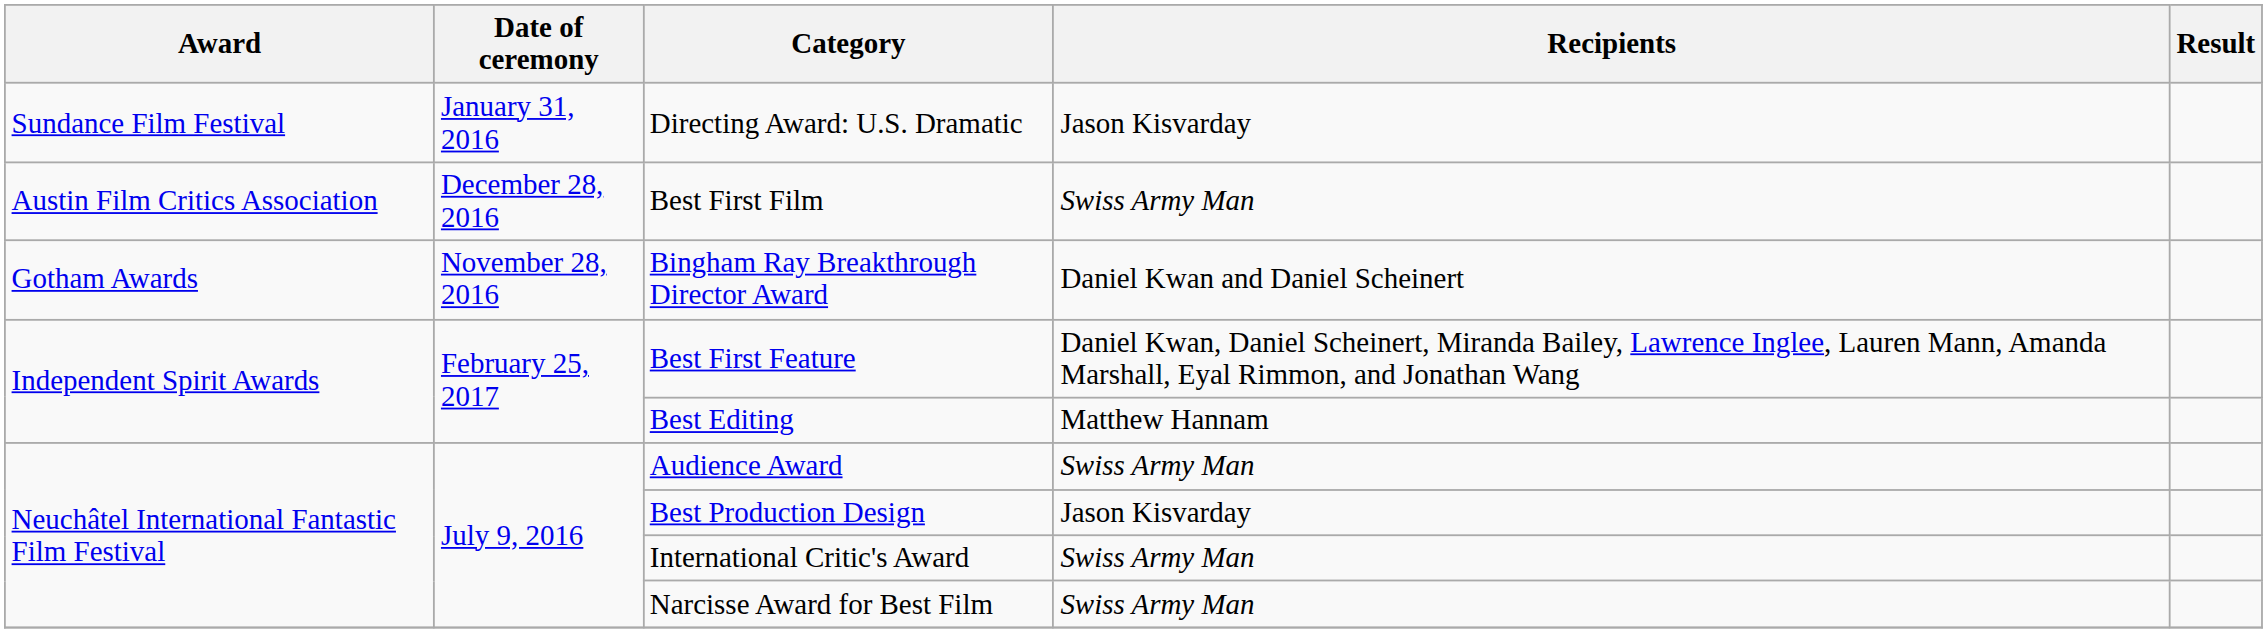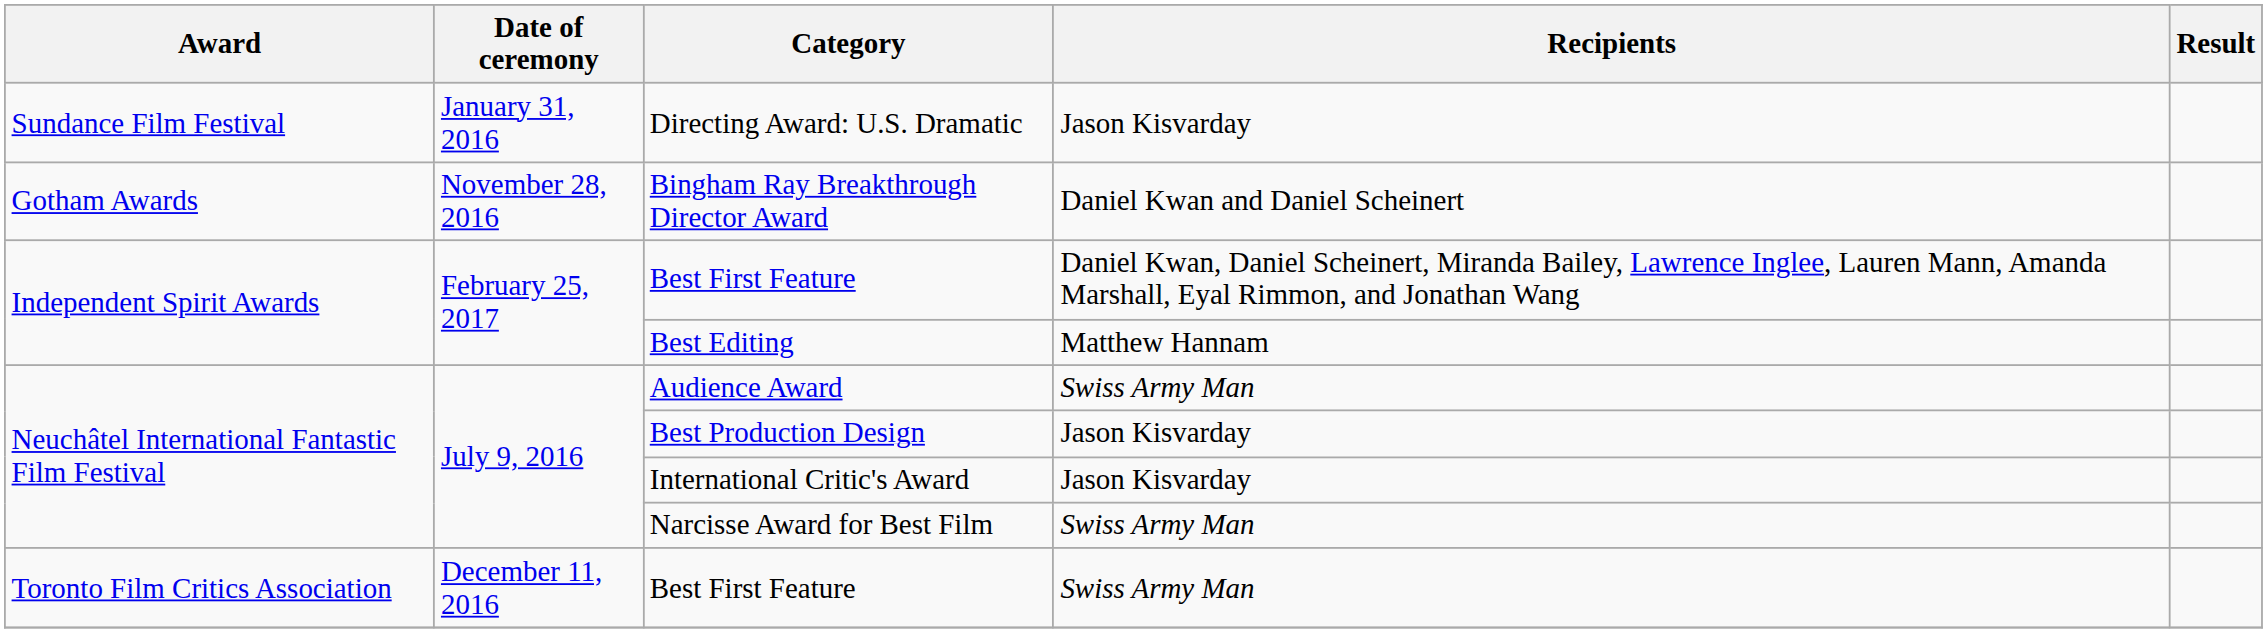- row: (195, 200)
(1157, 557) Swiss Army Man -> (1156, 479) Jason Kisvarday
+ row: (202, 587)
